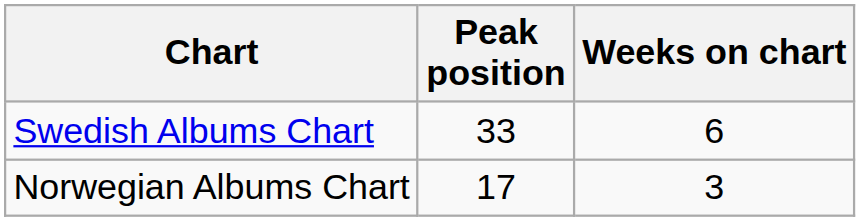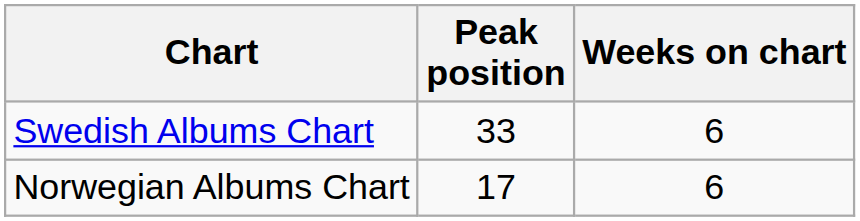(714, 186) 3 -> (714, 186) 6
